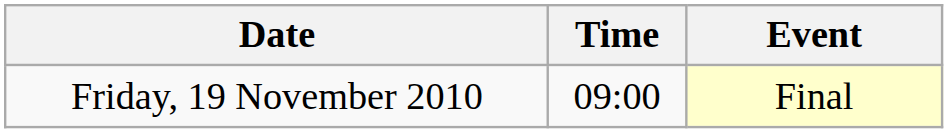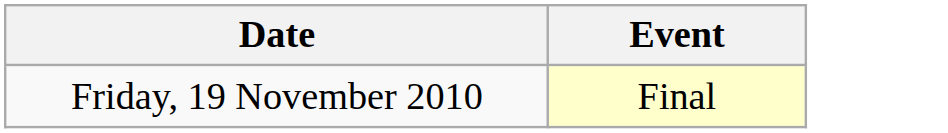- column: (617, 34)
